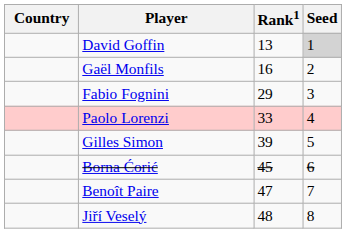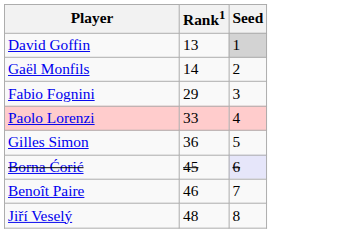- column: (42, 18)
(265, 69) 16 -> (191, 69) 14
(265, 142) 39 -> (191, 142) 36
(311, 166) no background -> (236, 166) lavender background
(265, 191) 47 -> (191, 191) 46
